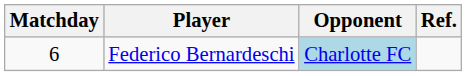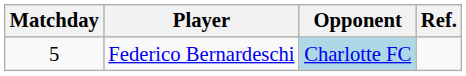(54, 53) 6 -> (54, 53) 5
